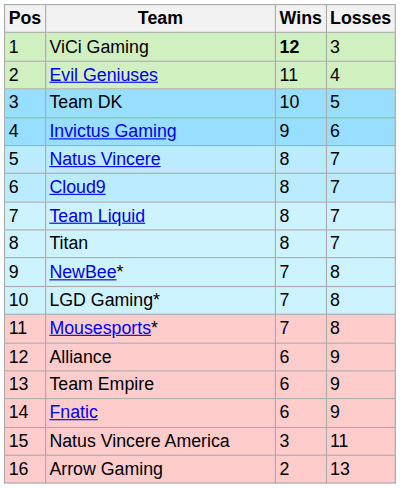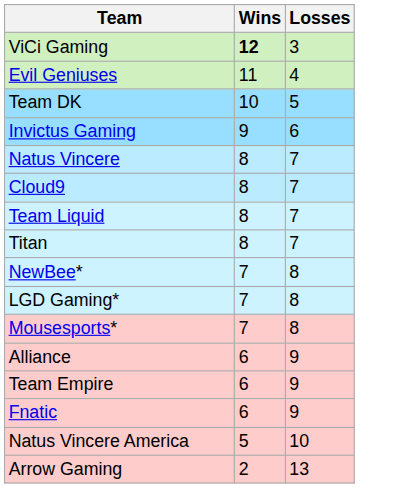- column: (25, 18)
(285, 441) 3 -> (244, 441) 5
(339, 441) 11 -> (299, 441) 10
